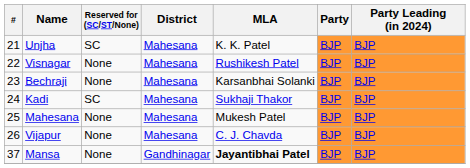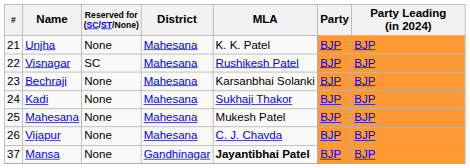(92, 44) SC -> (98, 44) None
(98, 63) None -> (92, 63) SC
(92, 99) SC -> (98, 99) None
